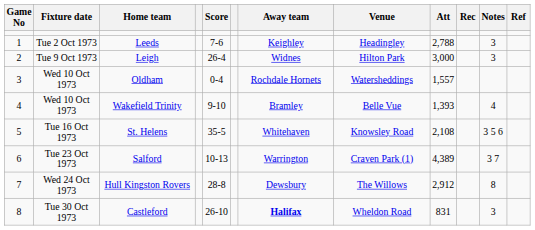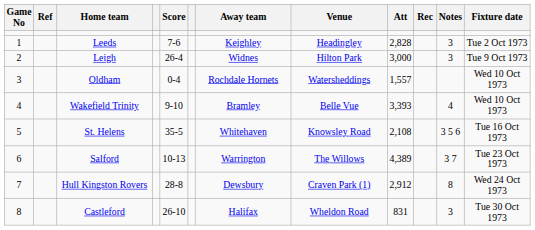columns swapped: (66, 17) <-> (518, 17)
(443, 43) 2,788 -> (400, 43) 2,828
(443, 106) 1,393 -> (400, 106) 3,393
(382, 159) Craven Park (1) -> (339, 159) The Willows
(382, 185) The Willows -> (339, 185) Craven Park (1)
(286, 211) bold -> (243, 211) normal
